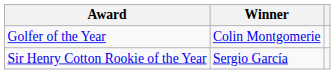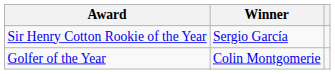rows swapped: (57, 36) <-> (107, 58)
